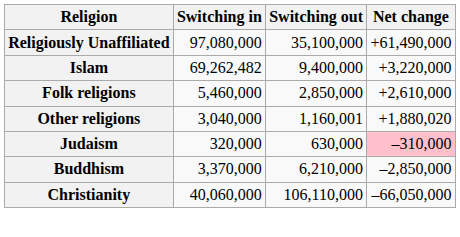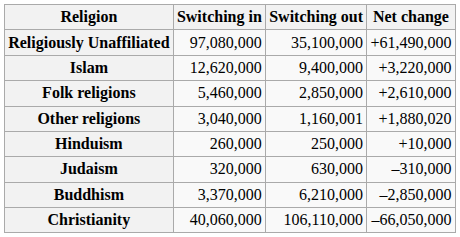(226, 67) 69,262,482 -> (226, 67) 12,620,000
+ row: (89, 144)
(421, 144) pink background -> (421, 169) no background
